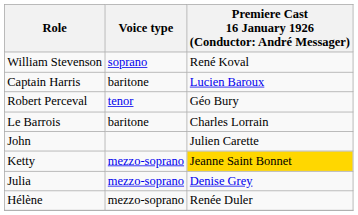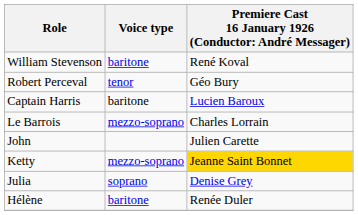(128, 62) soprano -> (128, 62) baritone
rows swapped: (47, 101) <-> (44, 82)
(128, 121) baritone -> (146, 121) mezzo-soprano
(146, 181) mezzo-soprano -> (128, 181) soprano
(146, 200) mezzo-soprano -> (128, 200) baritone
